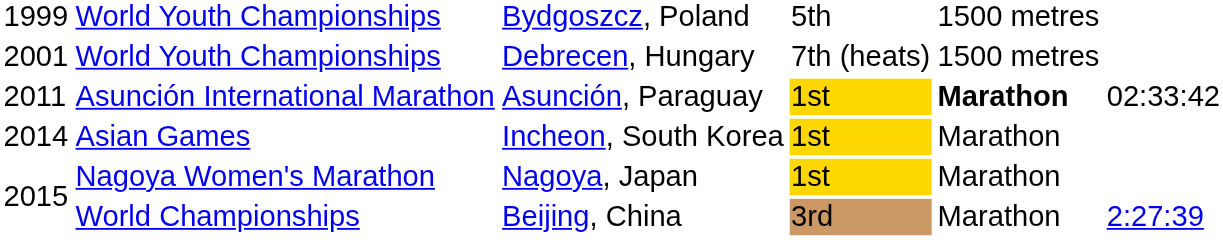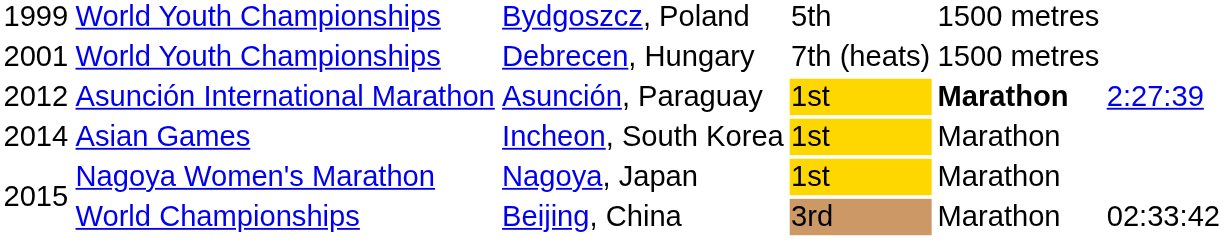(35, 96) 2011 -> (36, 96) 2012
(1163, 96) 02:33:42 -> (1155, 96) 2:27:39
(1155, 216) 2:27:39 -> (1163, 216) 02:33:42
